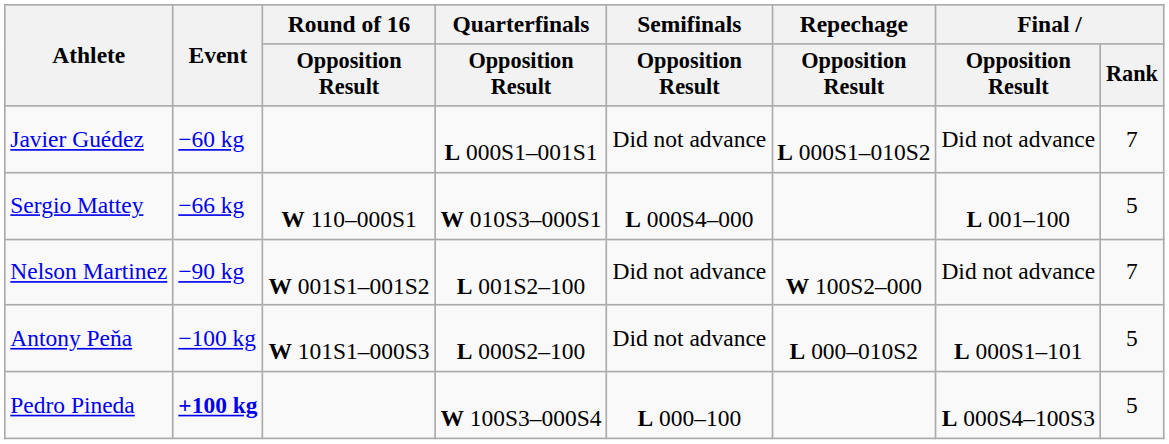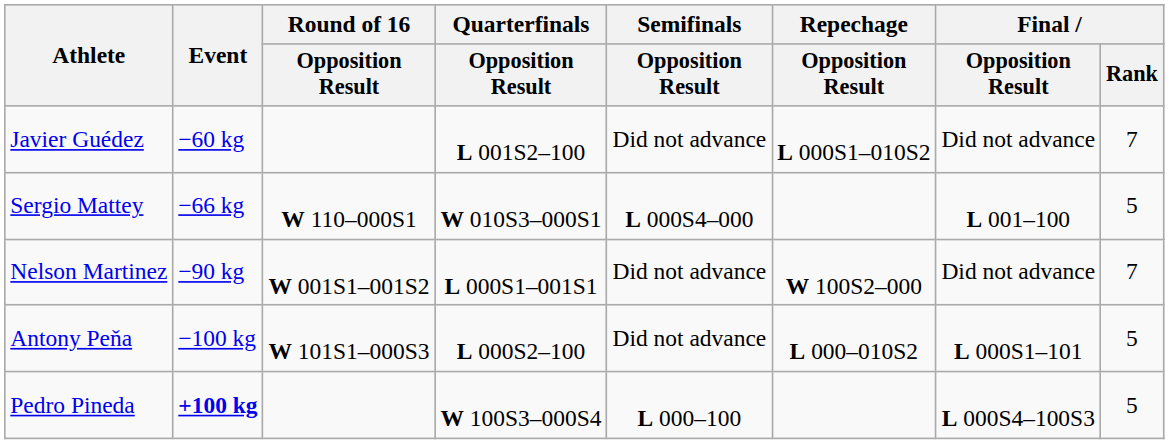(521, 153) L 000S1–001S1 -> (521, 153) L 001S2–100
(521, 286) L 001S2–100 -> (521, 286) L 000S1–001S1
